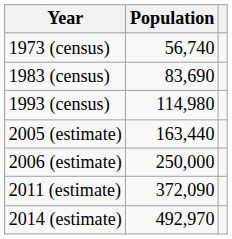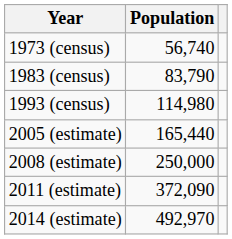(190, 76) 83,690 -> (190, 76) 83,790
(185, 133) 163,440 -> (185, 133) 165,440
- row: (65, 162)
+ row: (65, 162)
